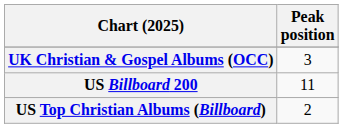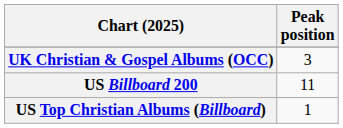(308, 110) 2 -> (308, 110) 1
